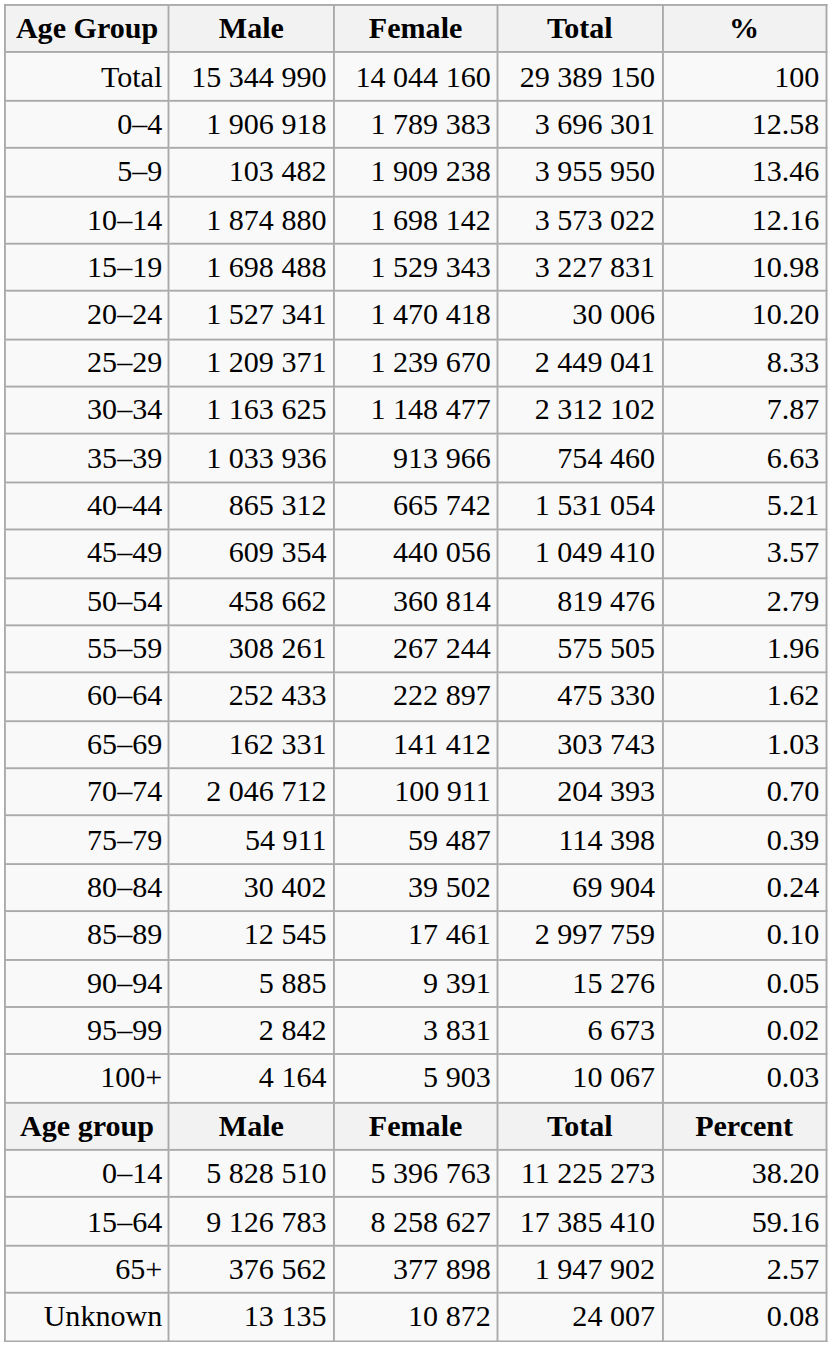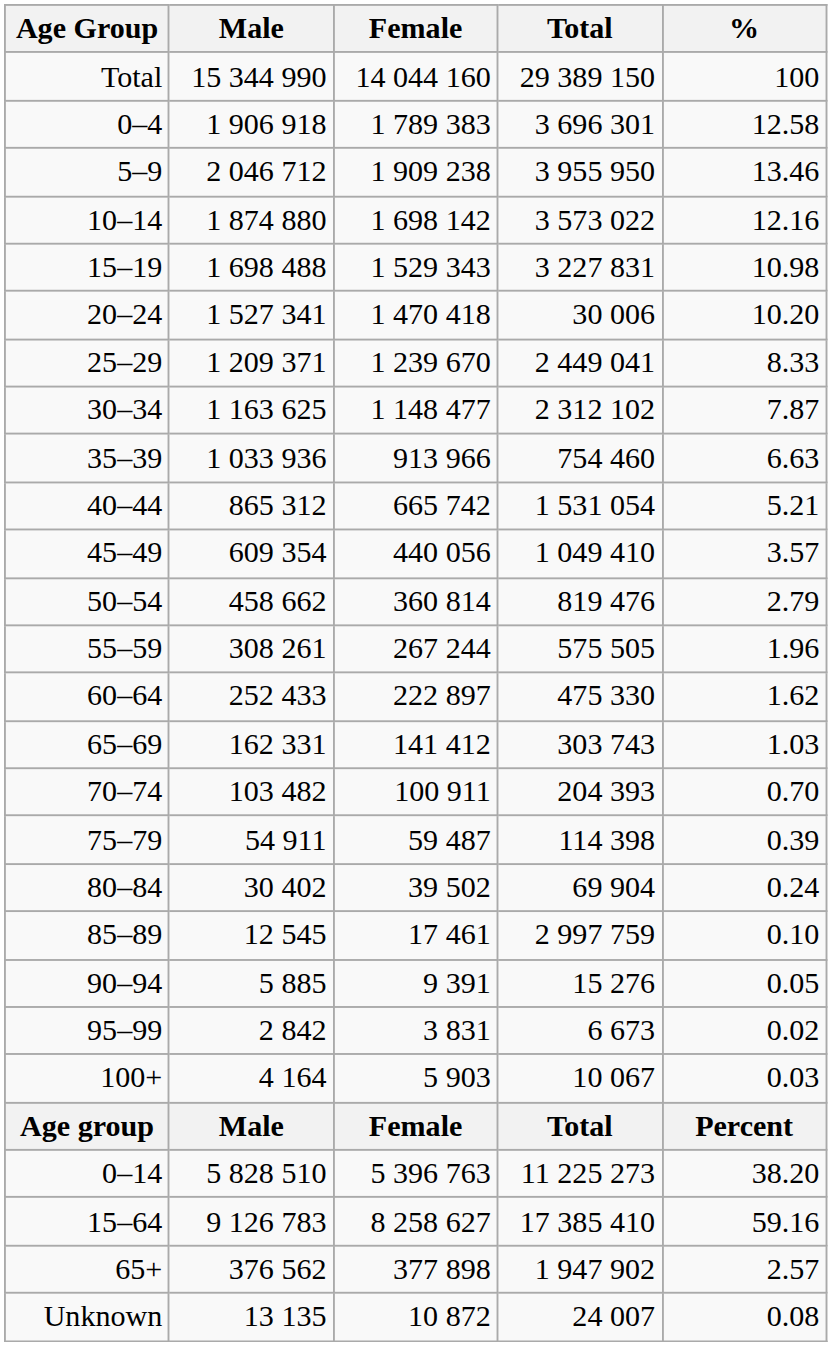(278, 171) 103 482 -> (266, 171) 2 046 712
(266, 791) 2 046 712 -> (278, 791) 103 482
